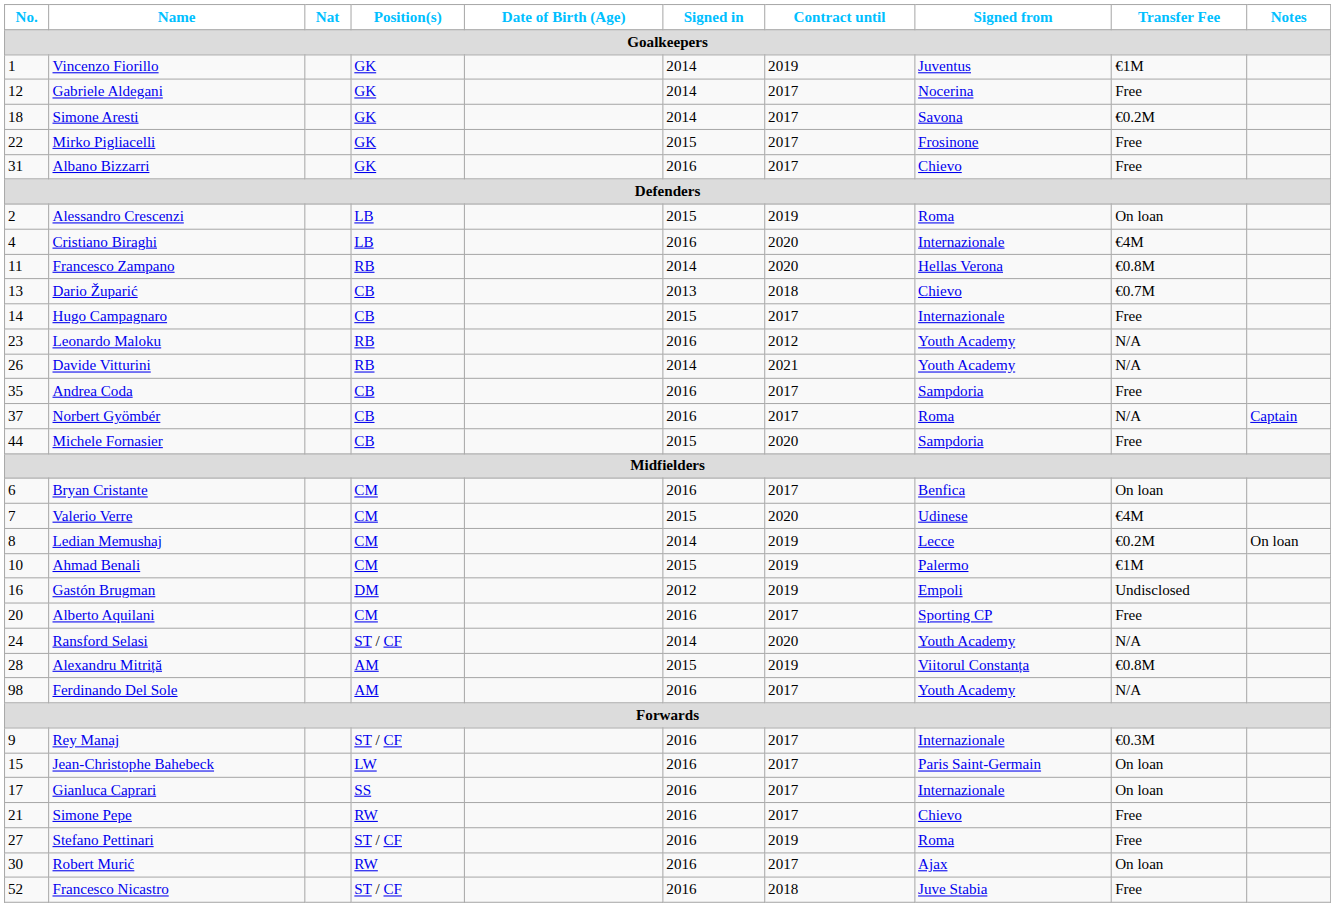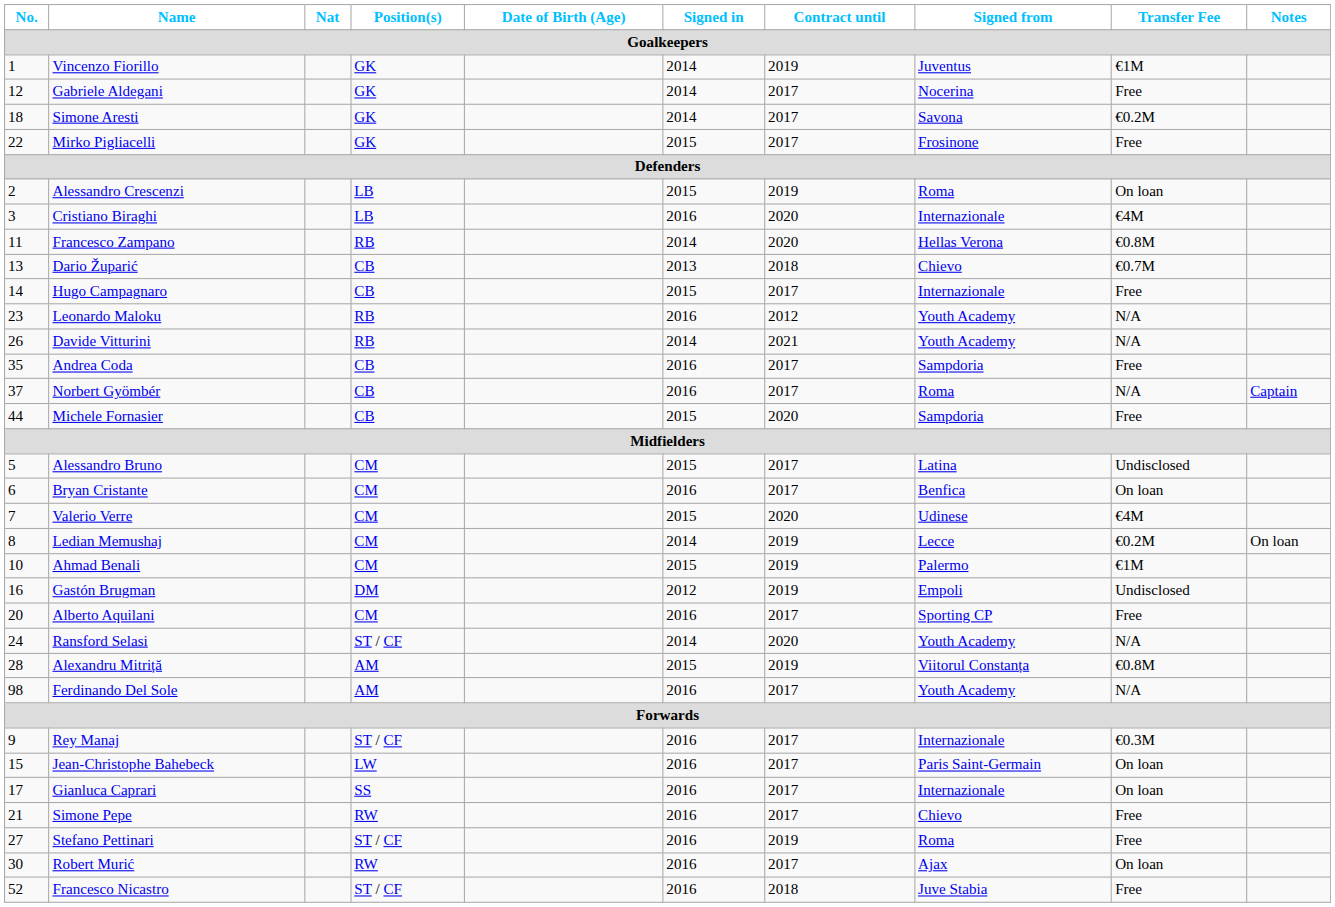- row: (101, 166)
(12, 241) 4 -> (12, 216) 3
+ row: (107, 466)
